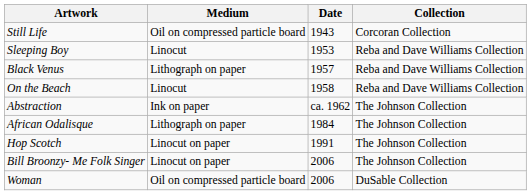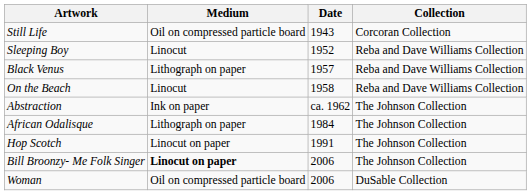(322, 50) 1953 -> (322, 50) 1952
(190, 161) normal -> (193, 161) bold
